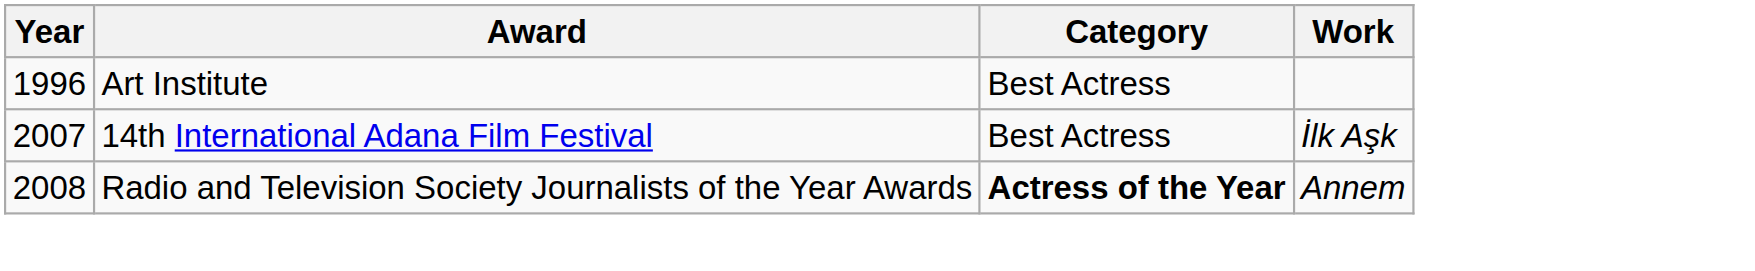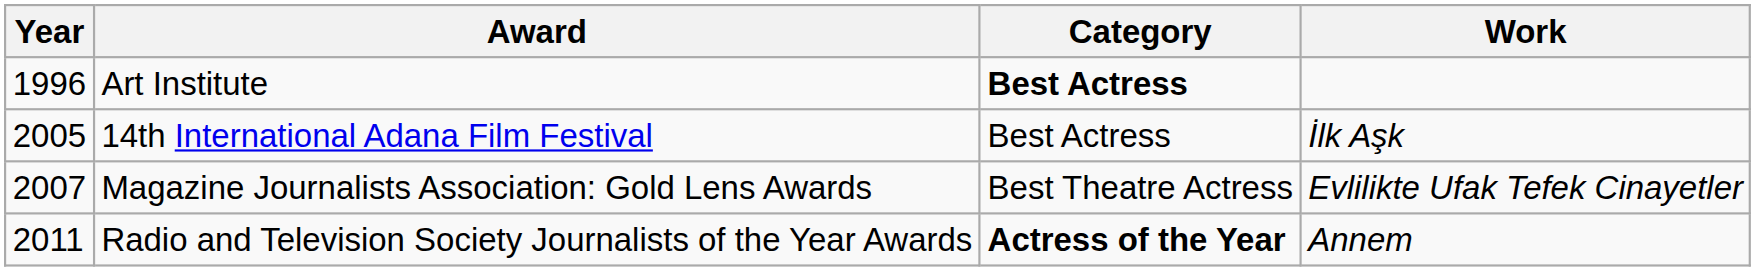(1079, 84) normal -> (1088, 84) bold
(49, 136) 2007 -> (49, 136) 2005
+ row: (487, 188)
(49, 188) 2008 -> (48, 240) 2011
